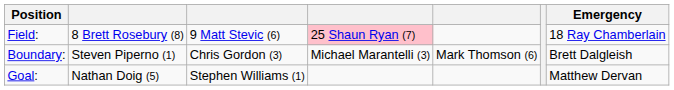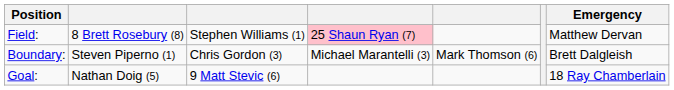(235, 35) 9 Matt Stevic (6) -> (247, 35) Stephen Williams (1)
(607, 35) 18 Ray Chamberlain -> (596, 35) Matthew Dervan
(247, 75) Stephen Williams (1) -> (235, 75) 9 Matt Stevic (6)
(596, 75) Matthew Dervan -> (607, 75) 18 Ray Chamberlain
